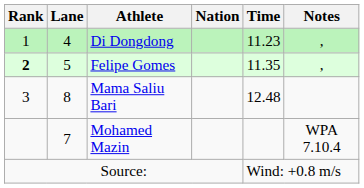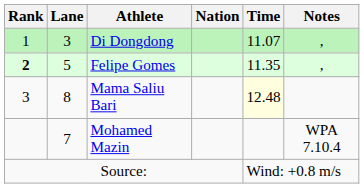(67, 40) 4 -> (67, 40) 3
(264, 40) 11.23 -> (264, 40) 11.07
(264, 97) no background -> (264, 97) lightyellow background
